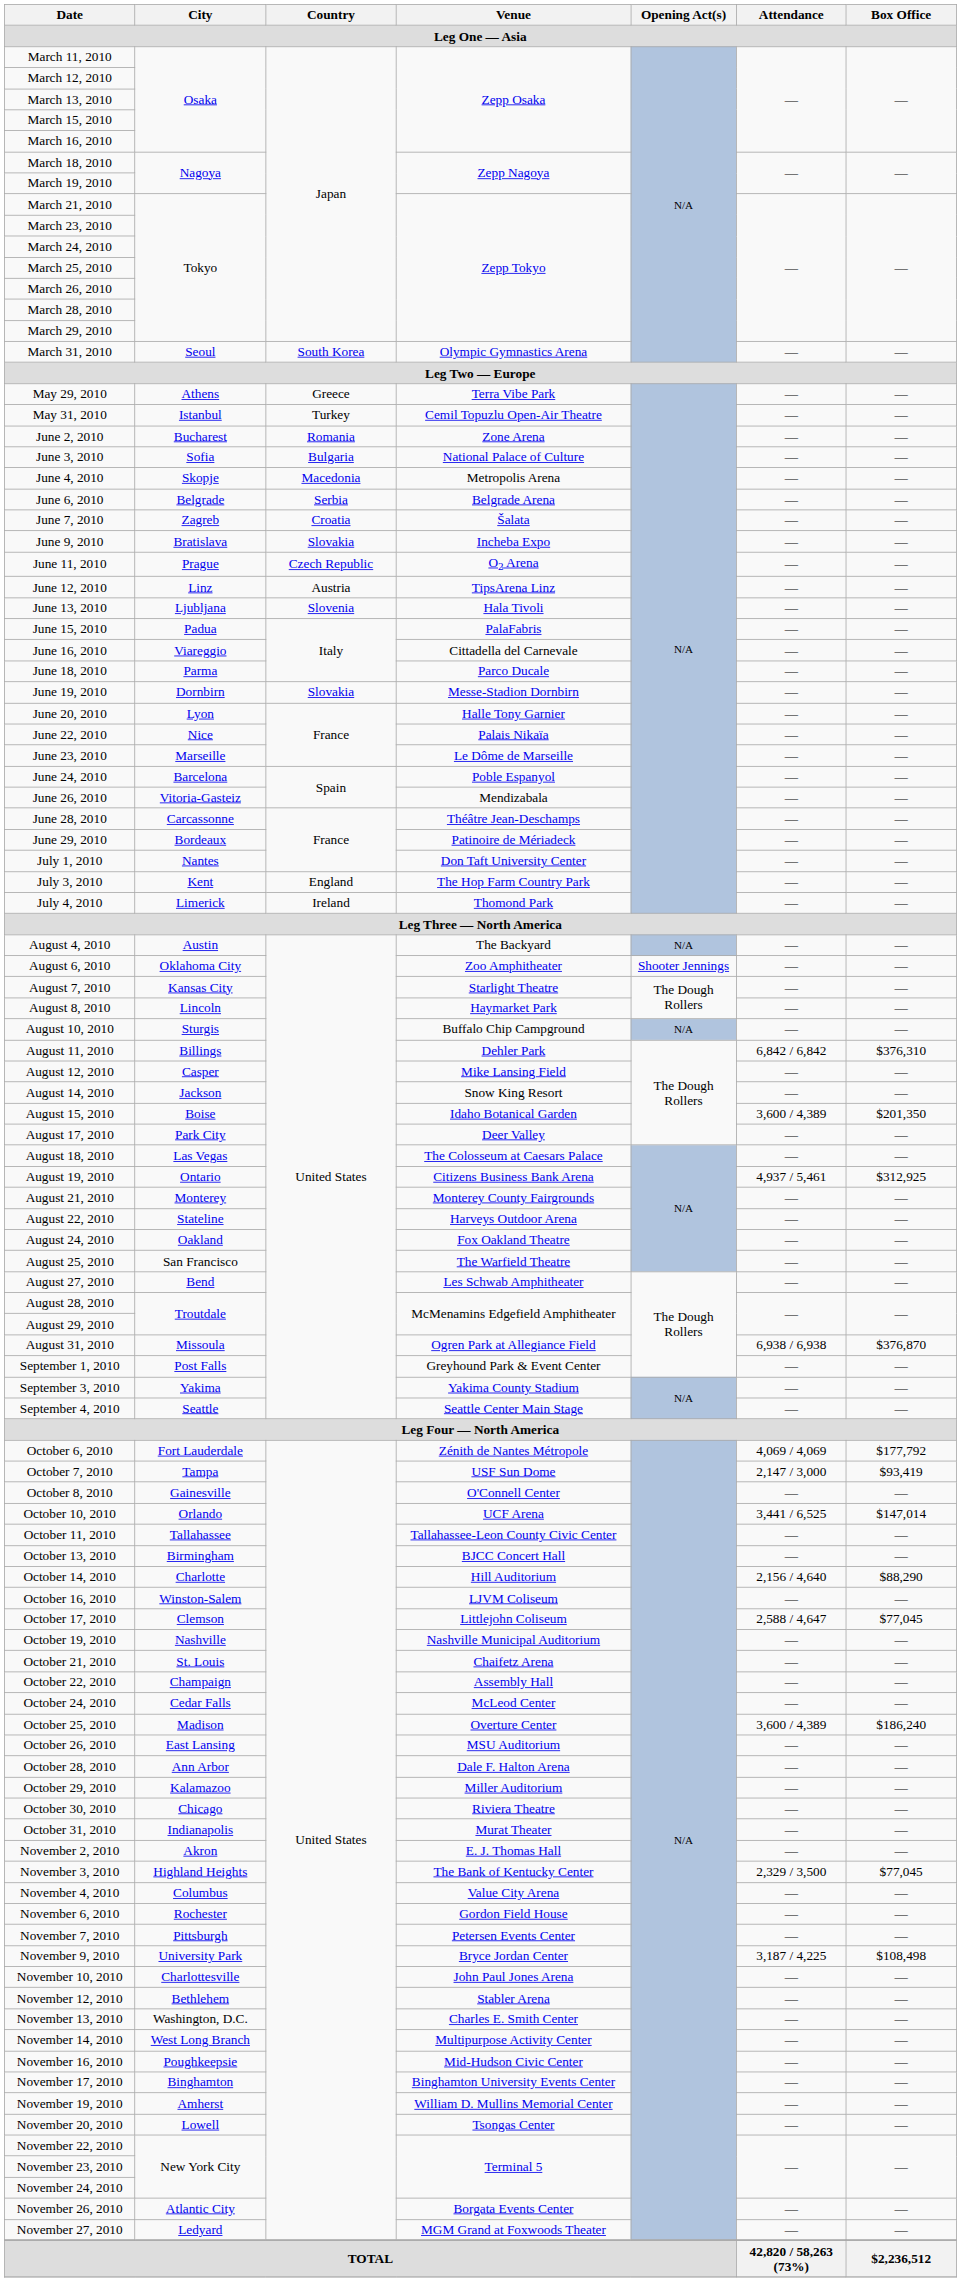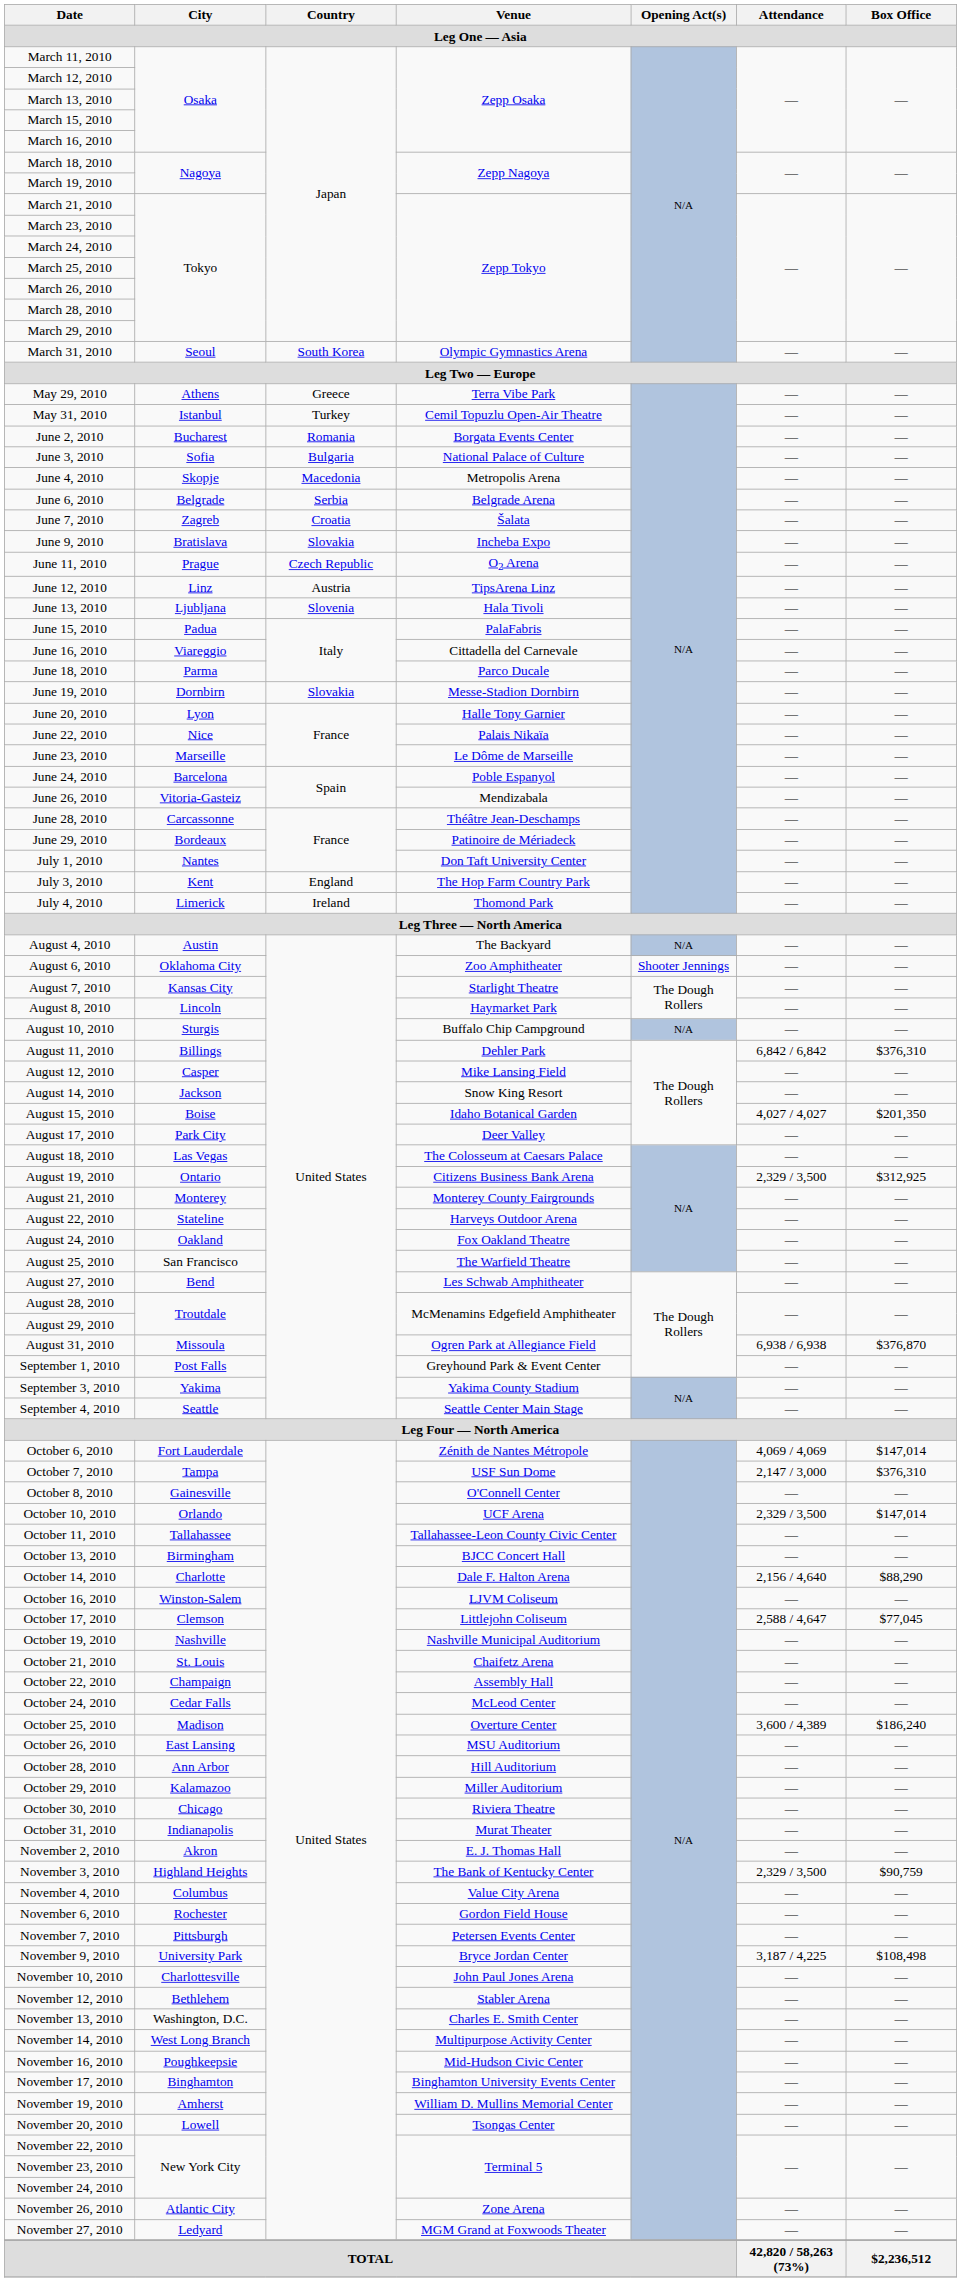(513, 436) Zone Arena -> (513, 436) Borgata Events Center
(791, 1113) 3,600 / 4,389 -> (791, 1113) 4,027 / 4,027
(791, 1176) 4,937 / 5,461 -> (791, 1176) 2,329 / 3,500
(901, 1450) $177,792 -> (901, 1450) $147,014
(901, 1471) $93,419 -> (901, 1471) $376,310
(791, 1513) 3,441 / 6,525 -> (791, 1513) 2,329 / 3,500
(513, 1577) Hill Auditorium -> (513, 1577) Dale F. Halton Arena
(513, 1766) Dale F. Halton Arena -> (513, 1766) Hill Auditorium
(901, 1871) $77,045 -> (901, 1871) $90,759
(513, 2208) Borgata Events Center -> (513, 2208) Zone Arena
